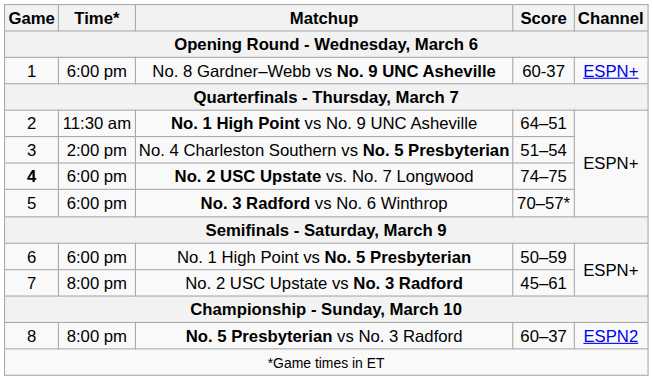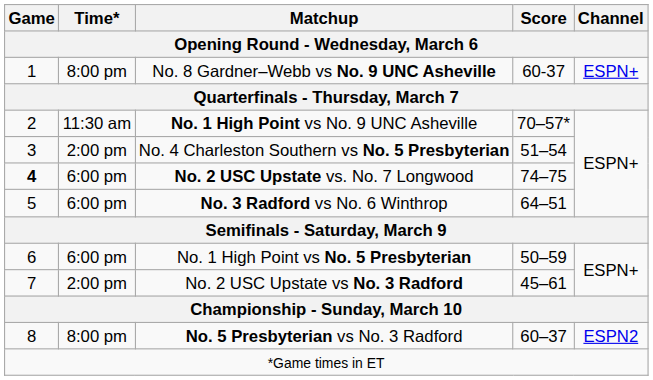(97, 71) 6:00 pm -> (97, 71) 8:00 pm
(544, 124) 64–51 -> (544, 124) 70–57*
(544, 203) 70–57* -> (544, 203) 64–51
(97, 283) 8:00 pm -> (97, 283) 2:00 pm
